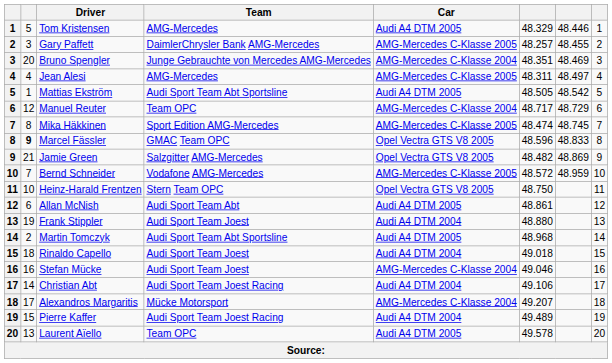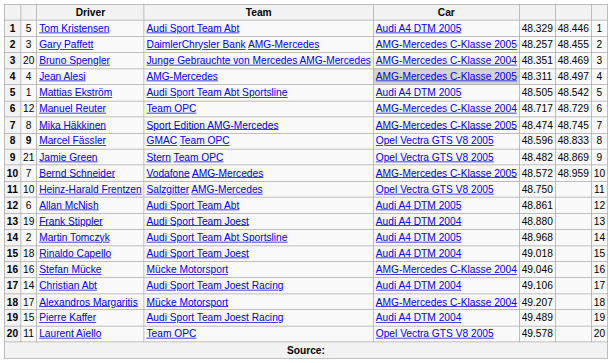(182, 28) AMG-Mercedes -> (193, 28) Audi Sport Team Abt
(446, 76) no background -> (446, 76) lightgrey background
(205, 157) Salzgitter AMG-Mercedes -> (185, 157) Stern Team OPC
(185, 189) Stern Team OPC -> (205, 189) Salzgitter AMG-Mercedes
(198, 269) Audi Sport Team Joest -> (187, 269) Mücke Motorsport
(29, 334) 13 -> (29, 334) 11
(419, 334) Audi A4 DTM 2005 -> (435, 334) Opel Vectra GTS V8 2005
